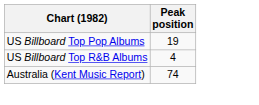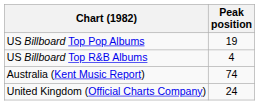+ row: (106, 91)
